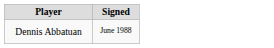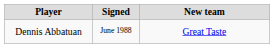+ column: (204, 12)
